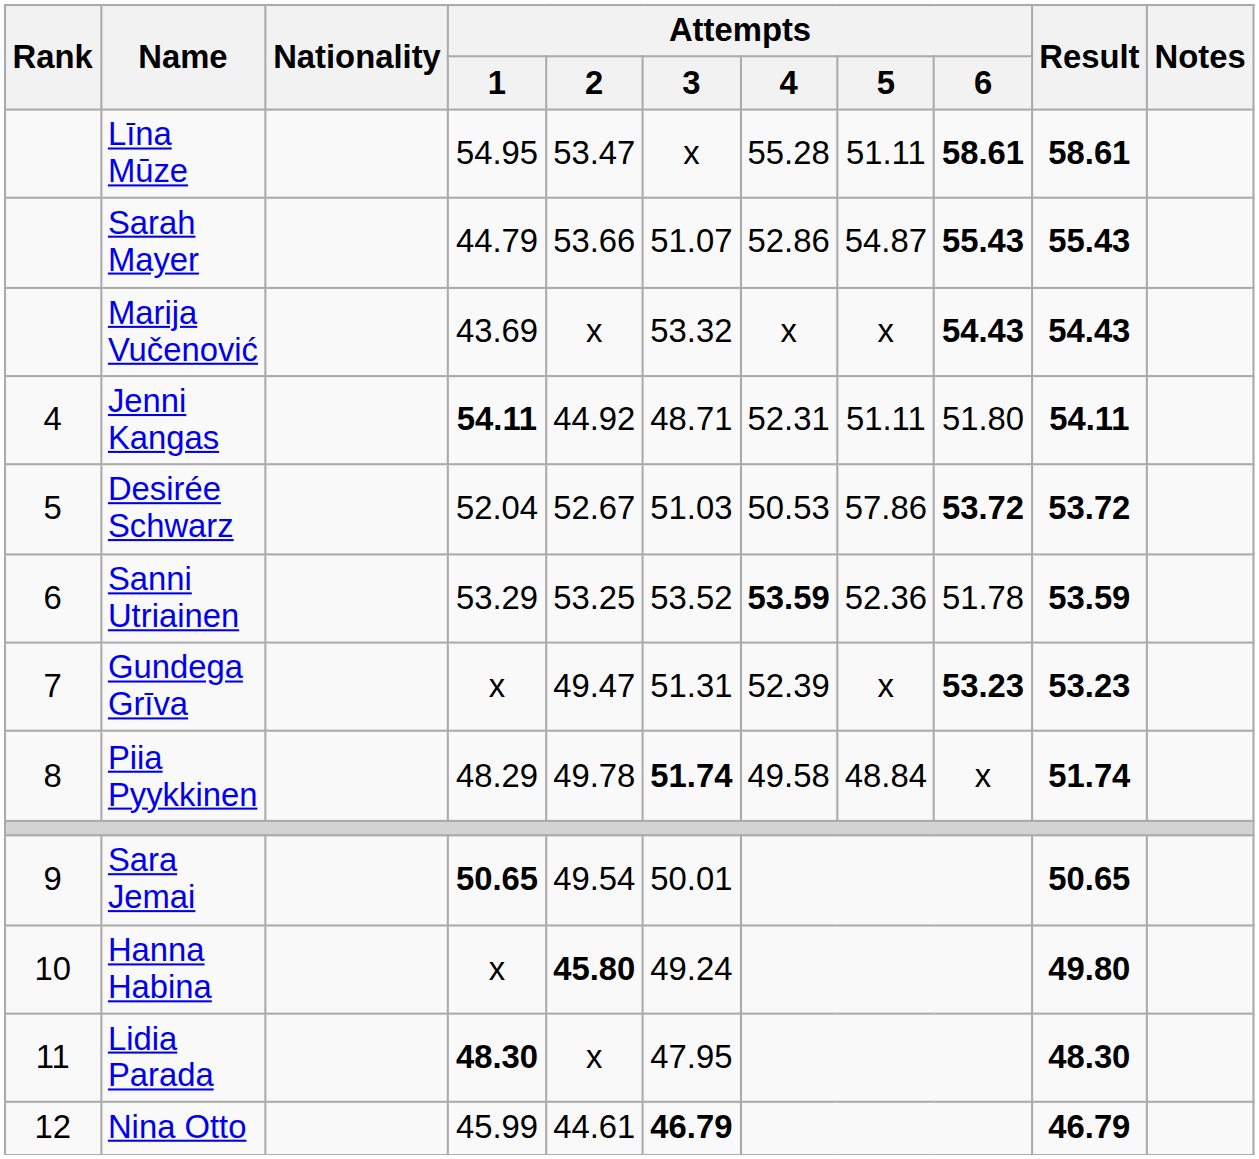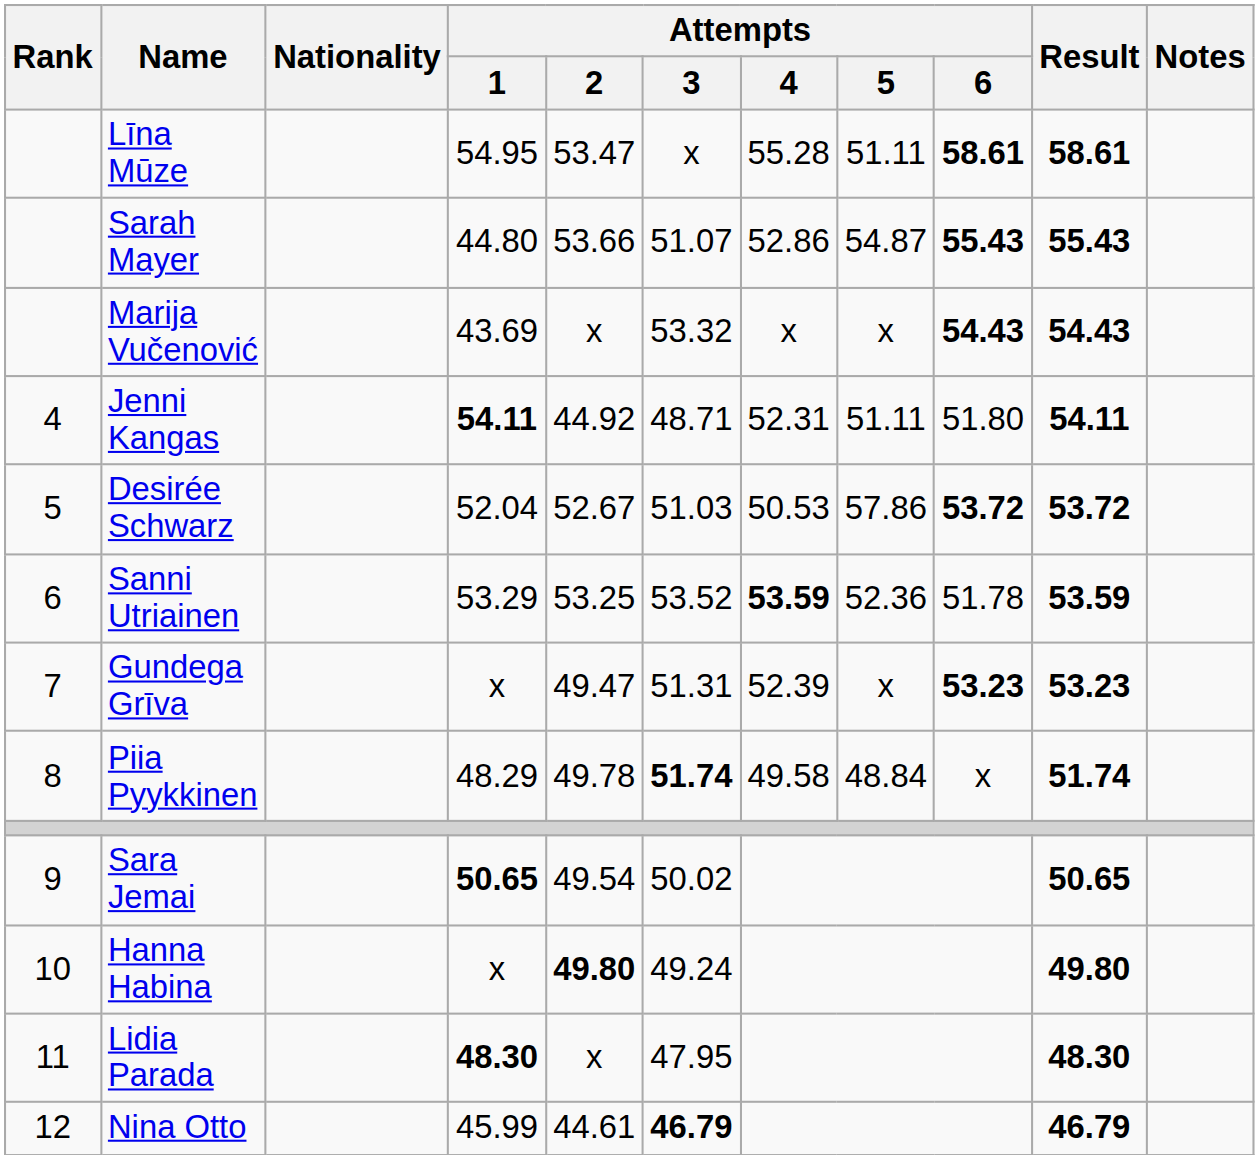(497, 241) 44.79 -> (497, 241) 44.80
(691, 879) 50.01 -> (691, 879) 50.02
(594, 968) 45.80 -> (594, 968) 49.80
